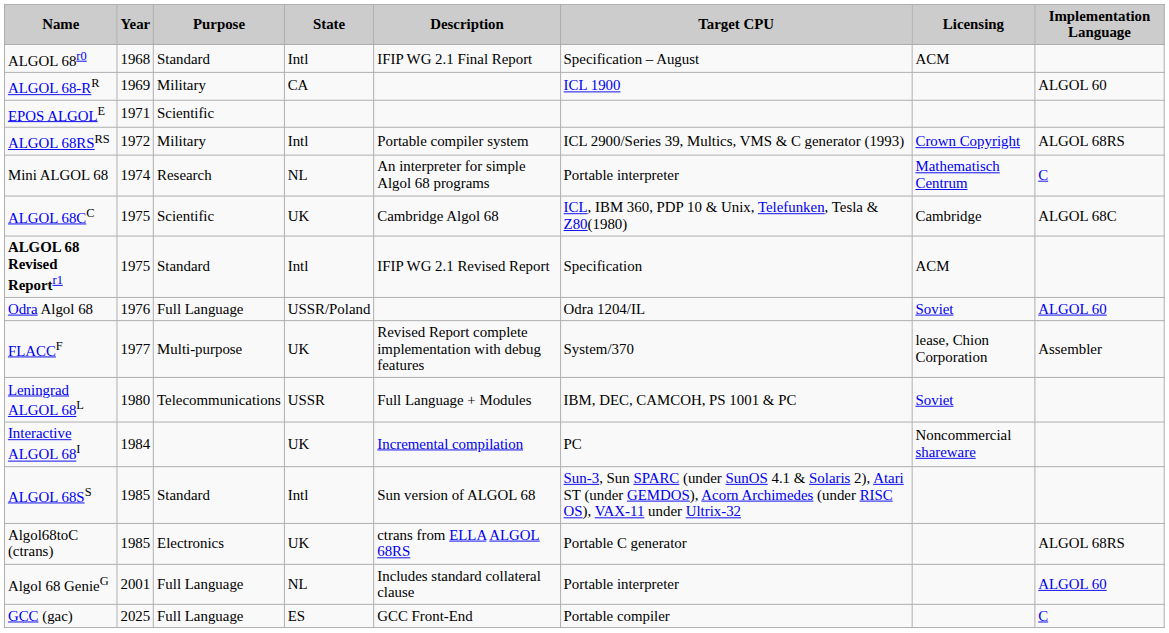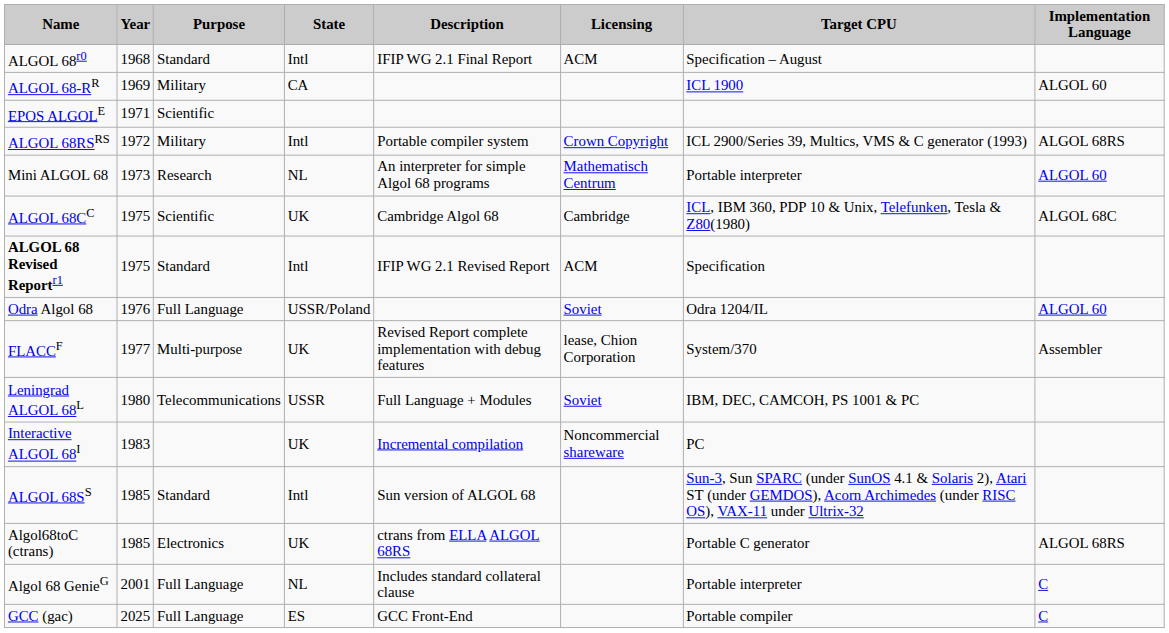columns swapped: (736, 24) <-> (973, 24)
(135, 175) 1974 -> (135, 175) 1973
(1043, 175) C -> (1072, 175) ALGOL 60
(135, 444) 1984 -> (135, 444) 1983
(1072, 584) ALGOL 60 -> (1043, 584) C
